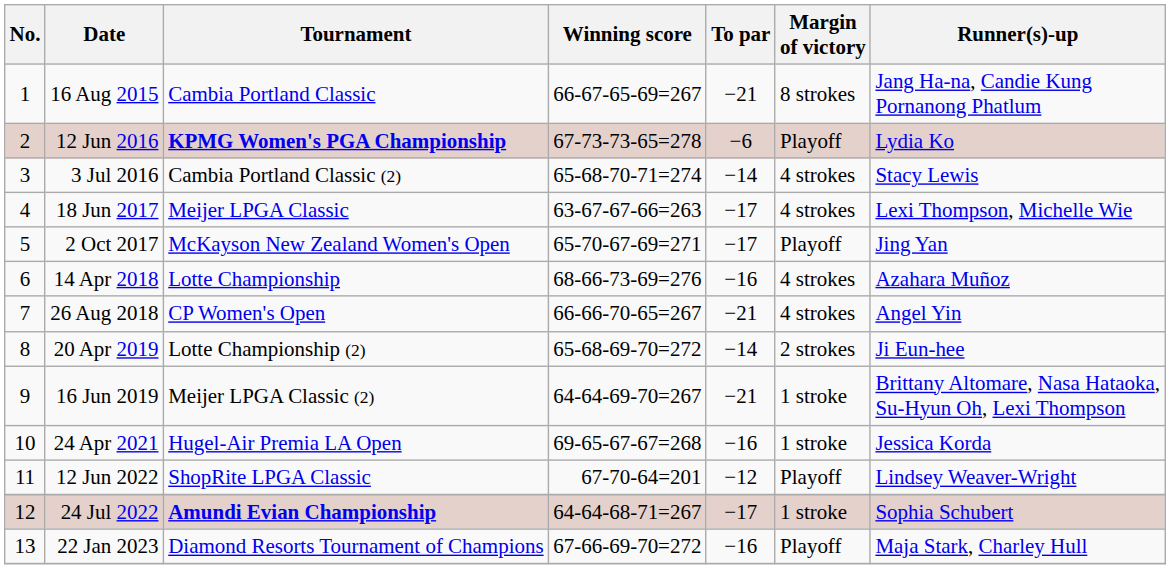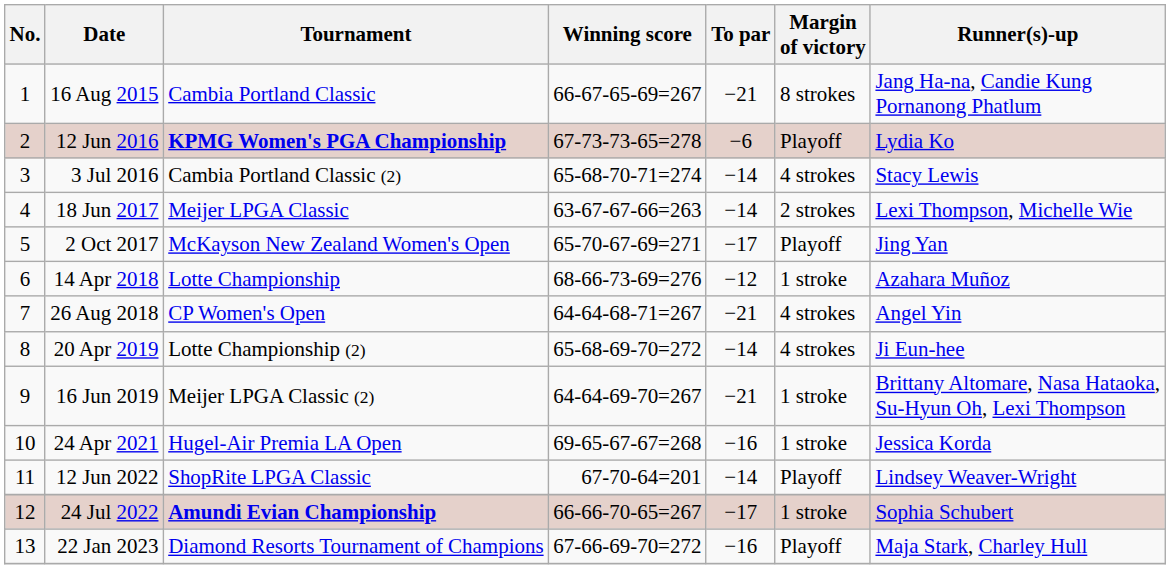(741, 210) −17 -> (741, 210) −14
(818, 210) 4 strokes -> (818, 210) 2 strokes
(741, 279) −16 -> (741, 279) −12
(818, 279) 4 strokes -> (814, 279) 1 stroke
(627, 313) 66-66-70-65=267 -> (627, 313) 64-64-68-71=267
(818, 348) 2 strokes -> (818, 348) 4 strokes
(741, 476) −12 -> (741, 476) −14
(627, 511) 64-64-68-71=267 -> (627, 511) 66-66-70-65=267
